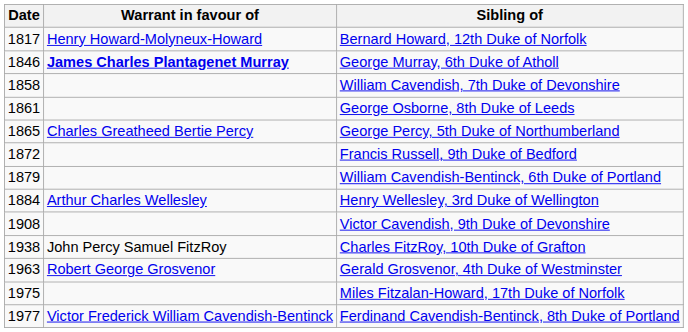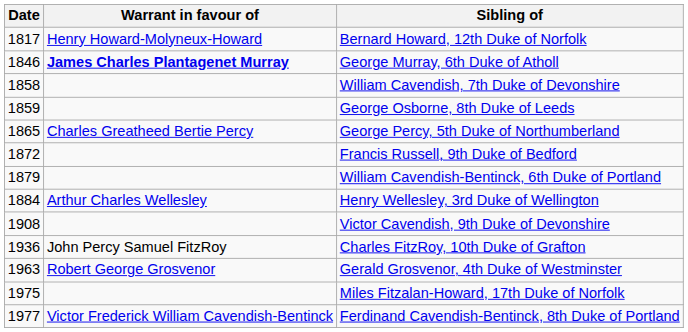(24, 108) 1861 -> (24, 108) 1859
(24, 246) 1938 -> (24, 246) 1936
